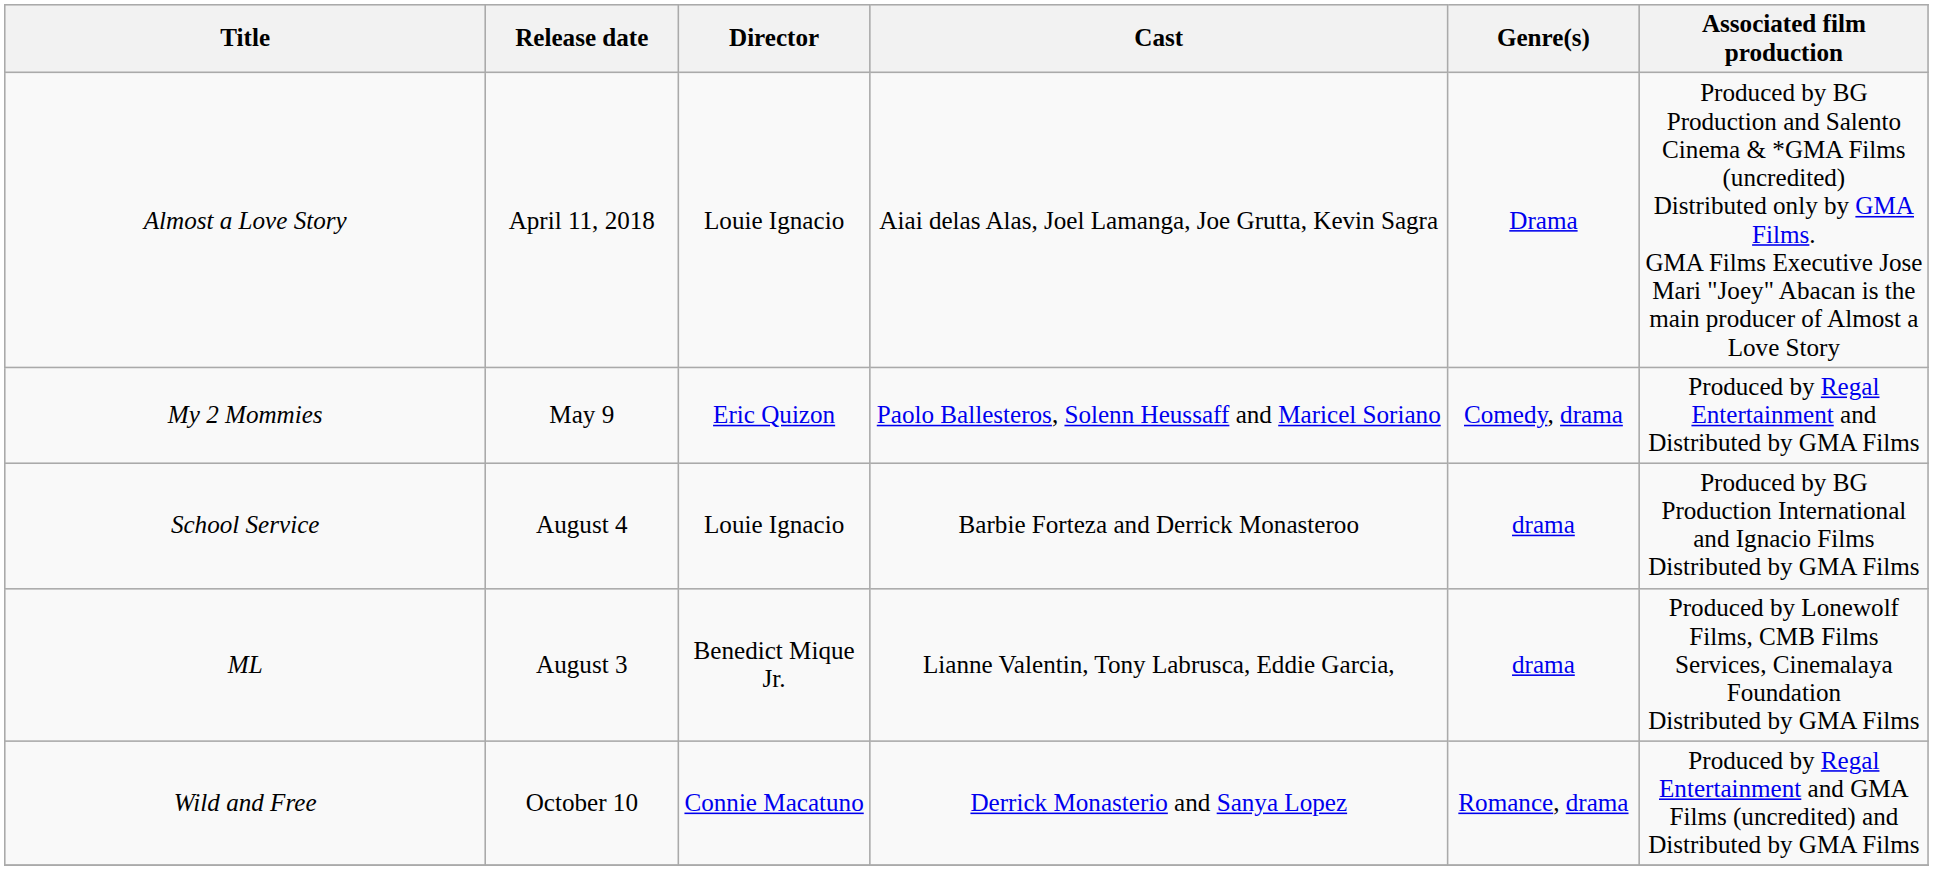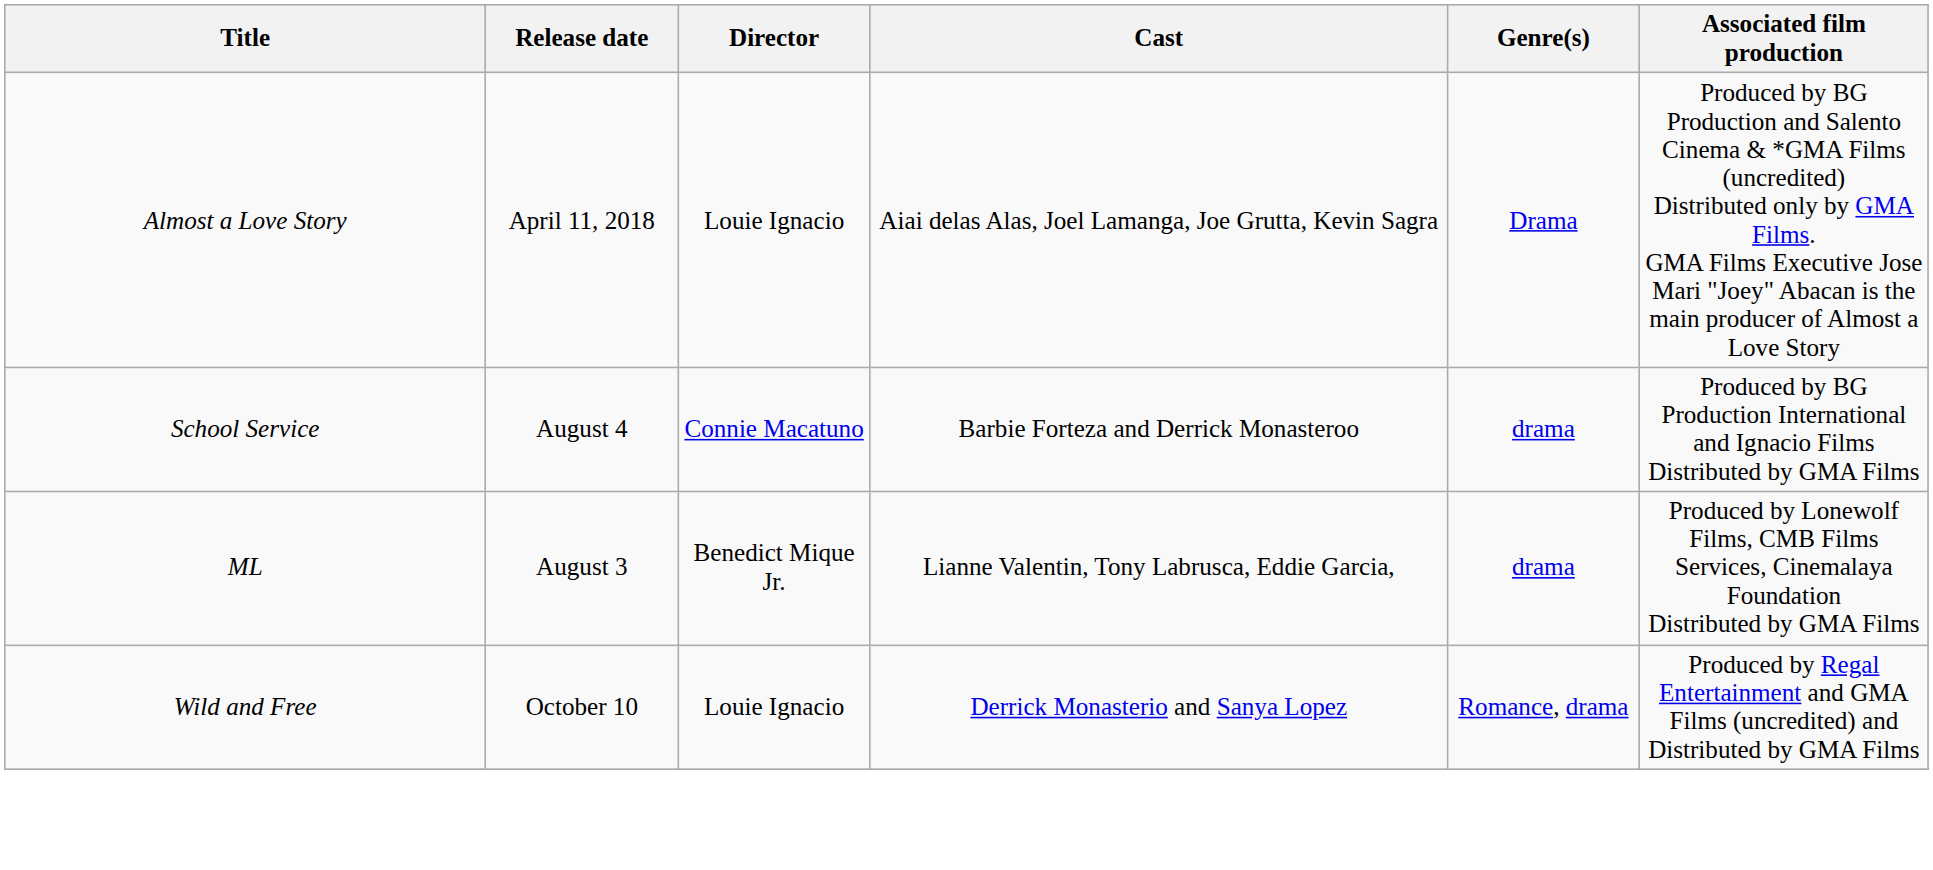- row: (245, 414)
(774, 525) Louie Ignacio -> (774, 429) Connie Macatuno
(774, 802) Connie Macatuno -> (774, 706) Louie Ignacio
